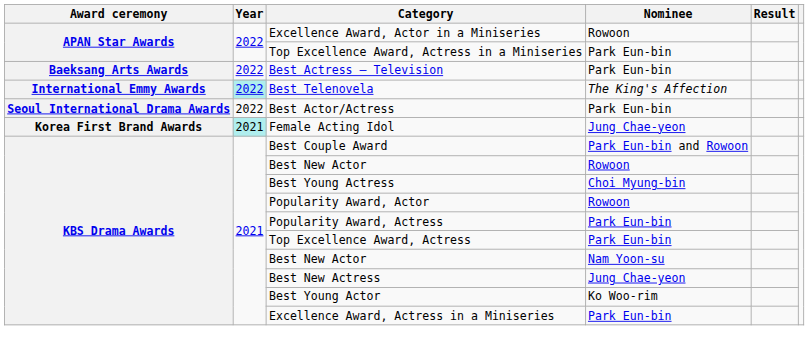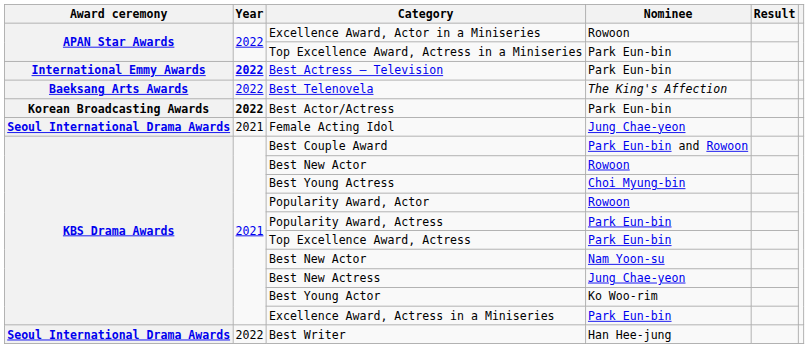(119, 70) Baeksang Arts Awards -> (119, 70) International Emmy Awards
(250, 70) normal -> (250, 70) bold
(119, 89) International Emmy Awards -> (119, 89) Baeksang Arts Awards
(250, 89) paleturquoise background -> (250, 89) no background
(119, 108) Seoul International Drama Awards -> (119, 108) Korean Broadcasting Awards
(250, 108) normal -> (250, 108) bold
(119, 127) Korea First Brand Awards -> (119, 127) Seoul International Drama Awards
(250, 127) paleturquoise background -> (250, 127) no background
+ row: (307, 334)
